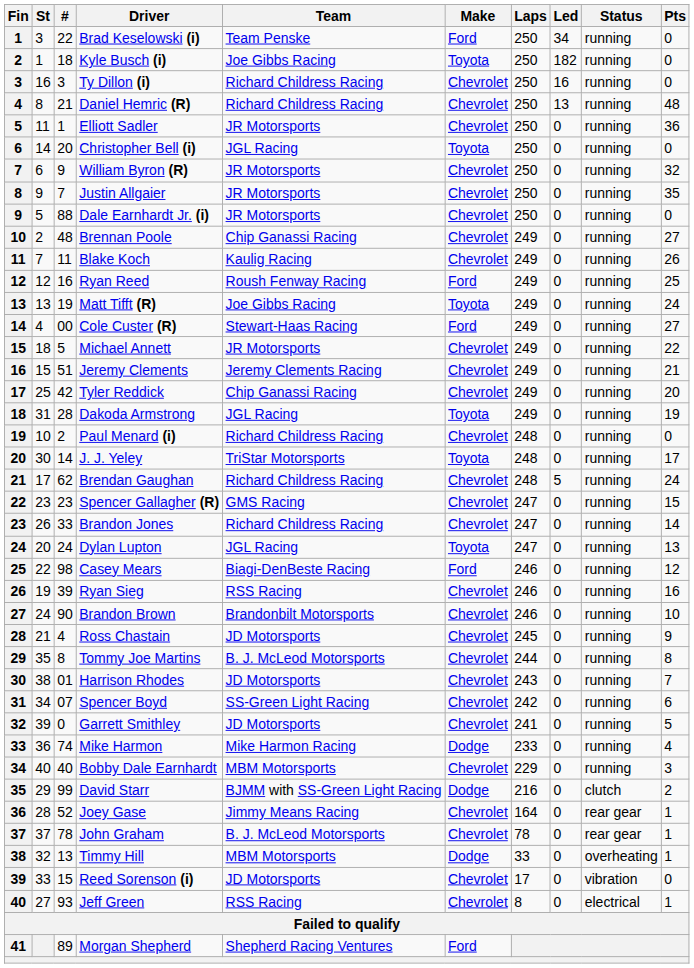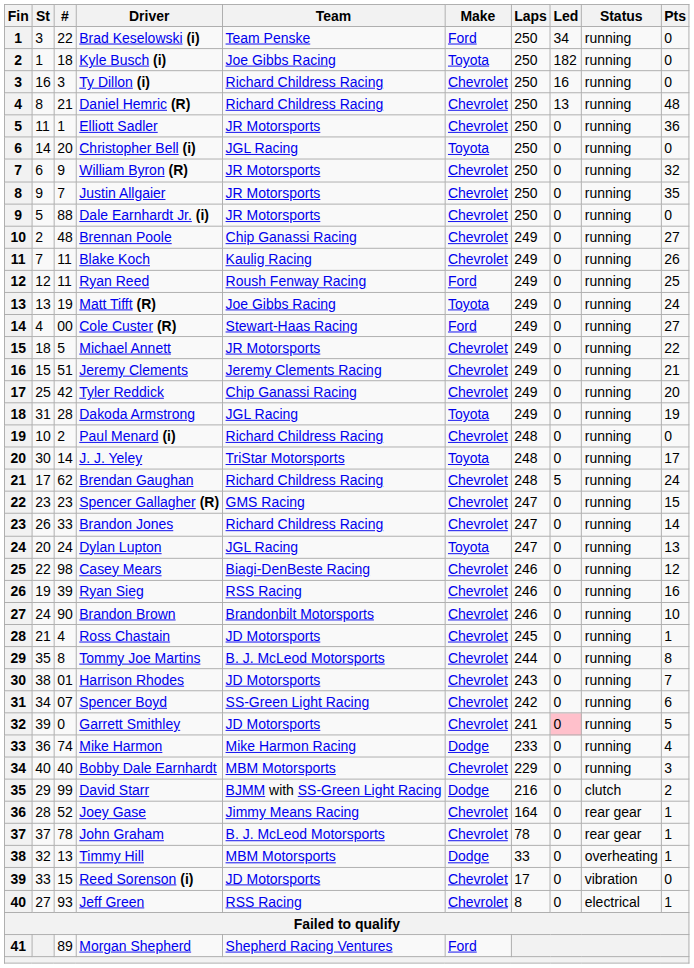(65, 281) 16 -> (64, 281) 11
(462, 569) Ford -> (478, 569) Chevrolet
(668, 636) 9 -> (668, 636) 1
(557, 724) no background -> (557, 724) pink background
